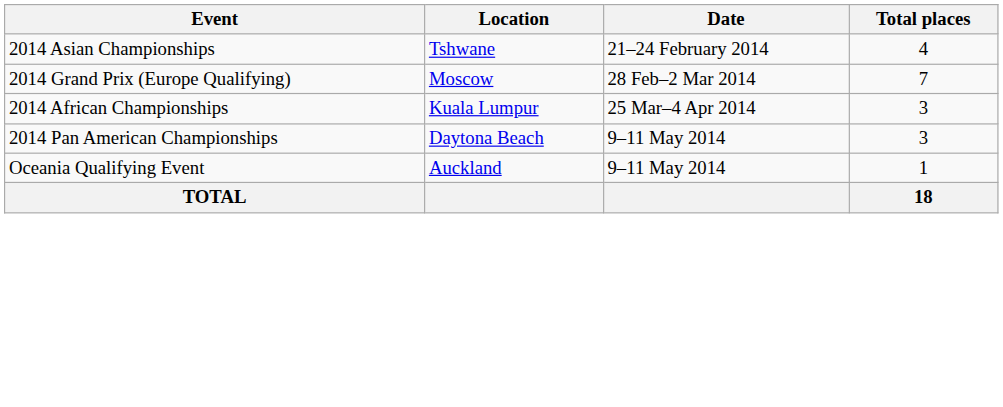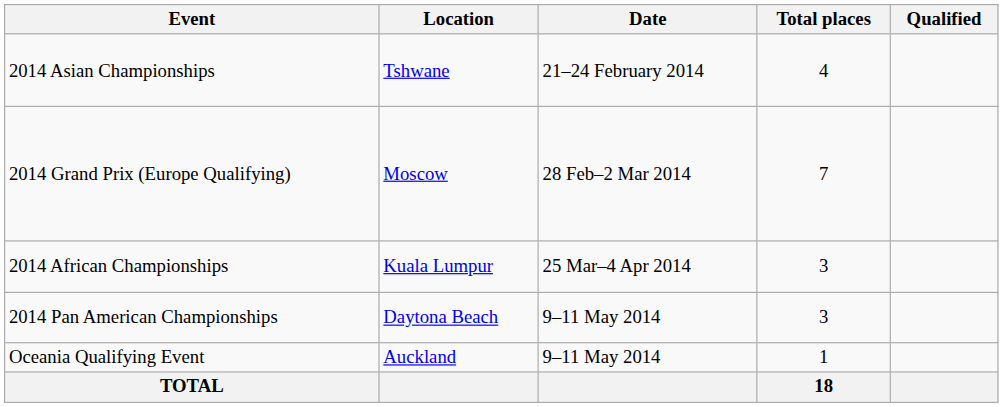+ column: (944, 19)
